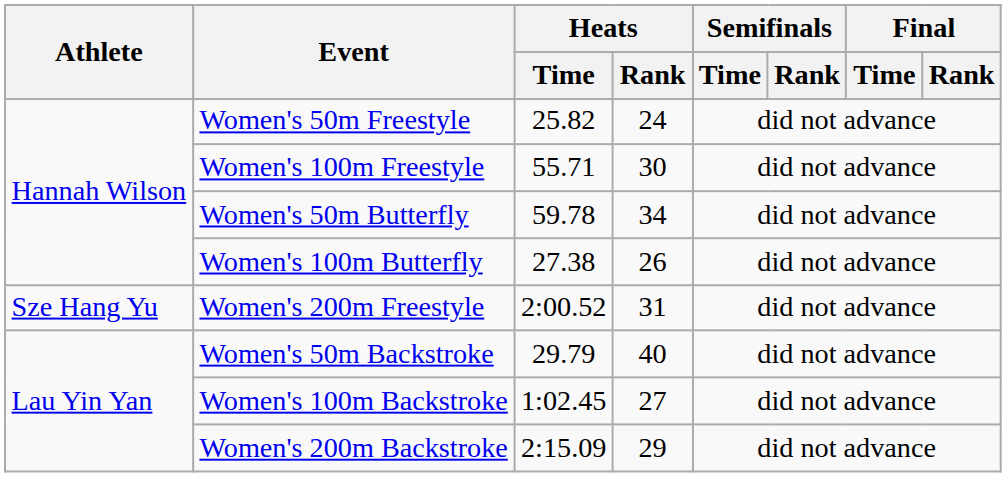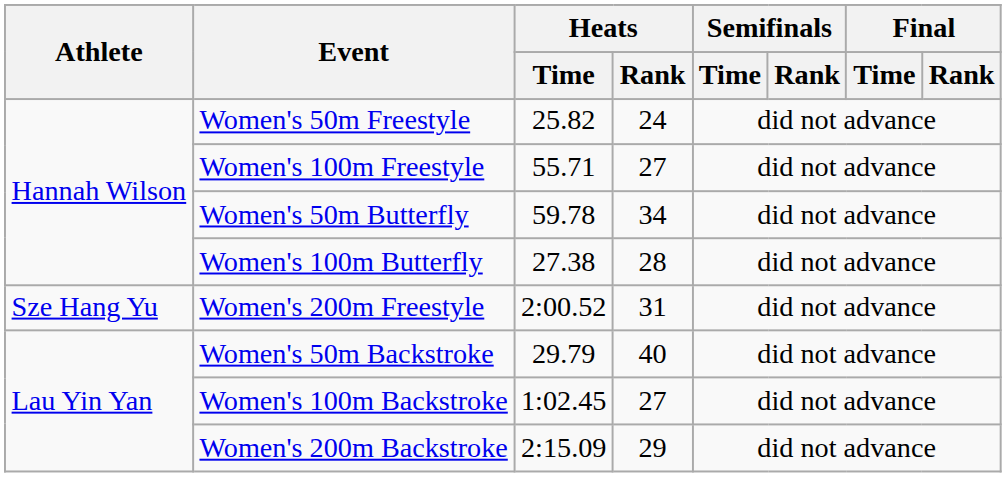(653, 167) 30 -> (653, 167) 27
(653, 260) 26 -> (653, 260) 28
